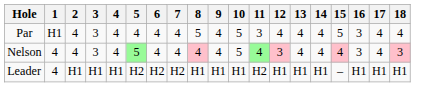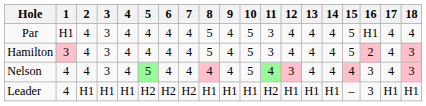(359, 33) 3 -> (371, 33) H1
+ row: (30, 52)
(359, 71) H1 -> (371, 91) 3
